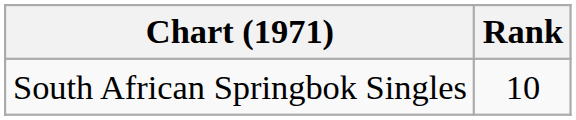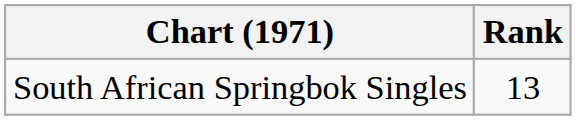(523, 86) 10 -> (523, 86) 13
